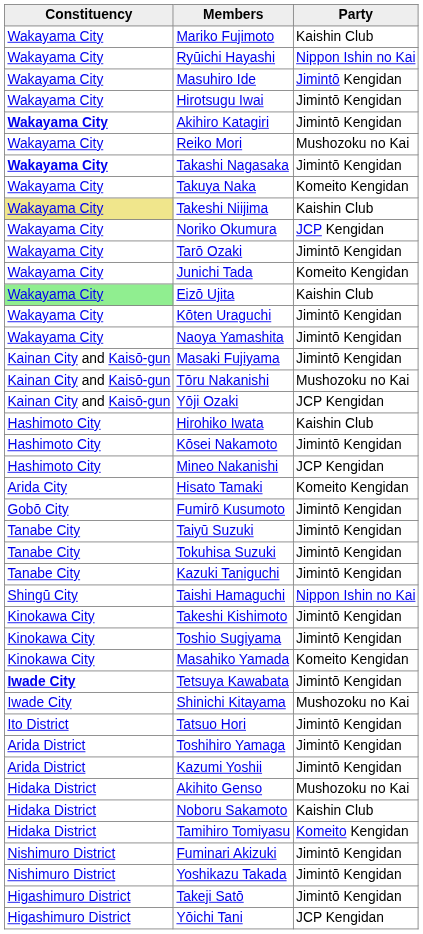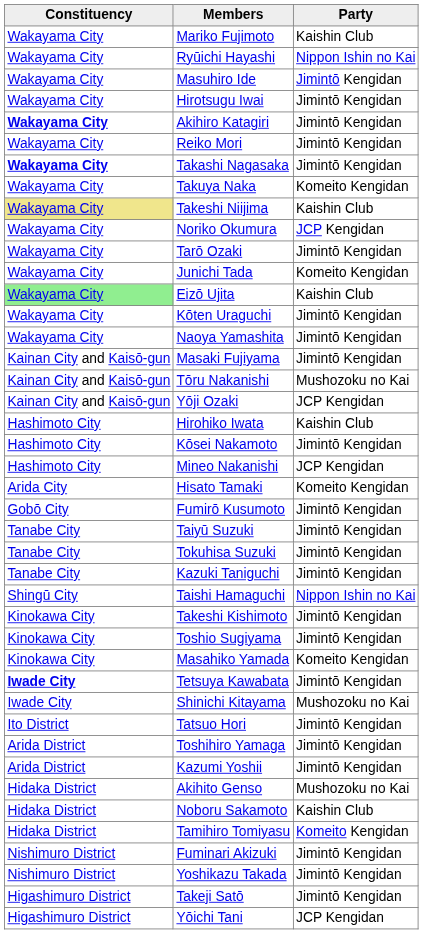(353, 144) Mushozoku no Kai -> (349, 144) Jimintō Kengidan
